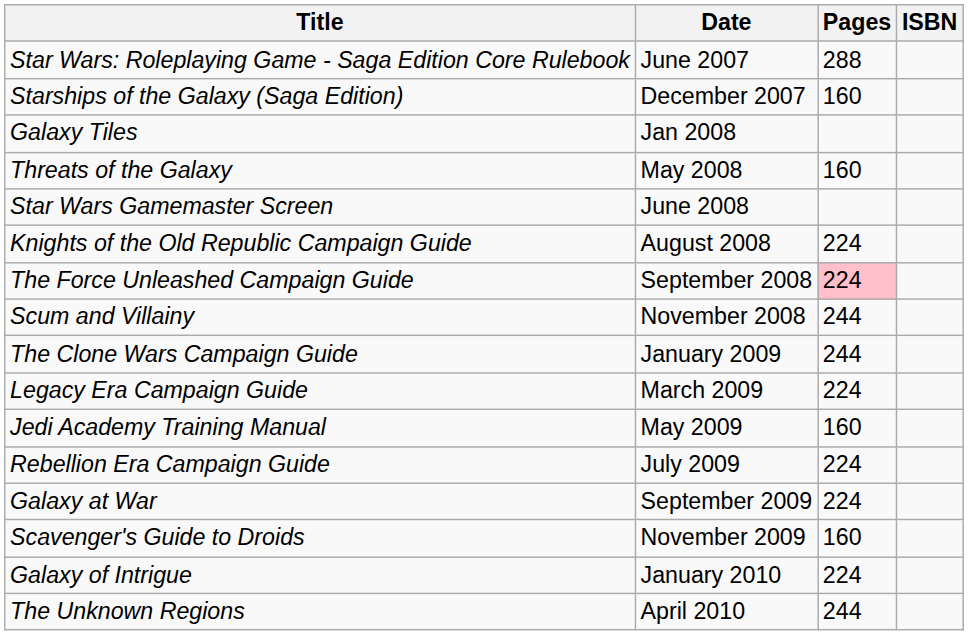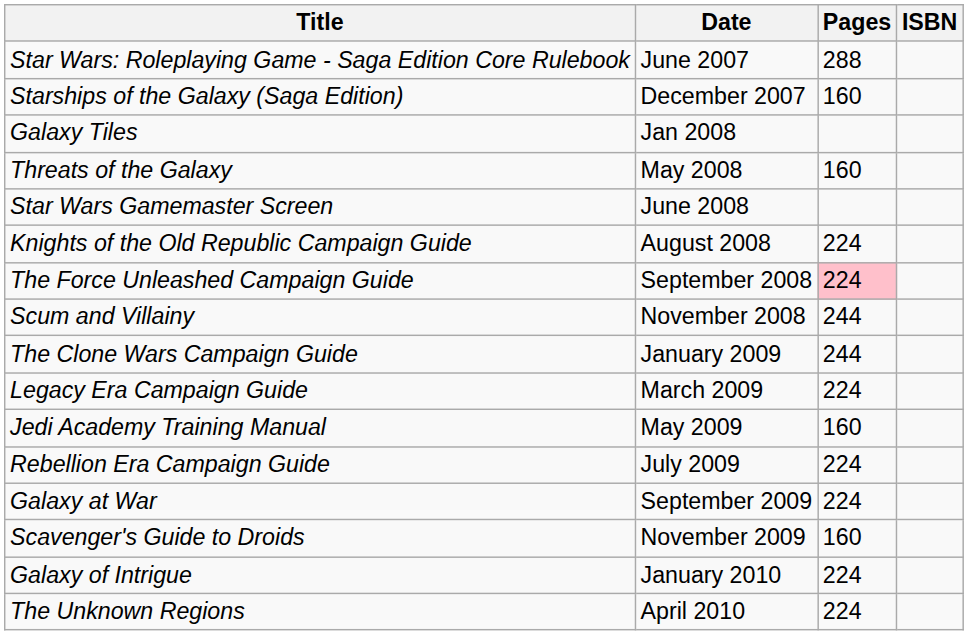(842, 611) 244 -> (842, 611) 224
